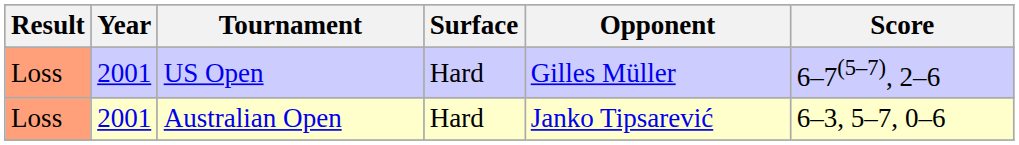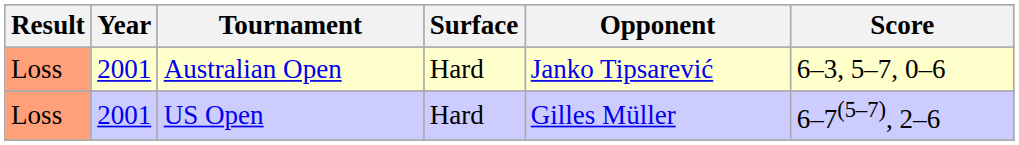rows swapped: (253, 119) <-> (214, 72)
